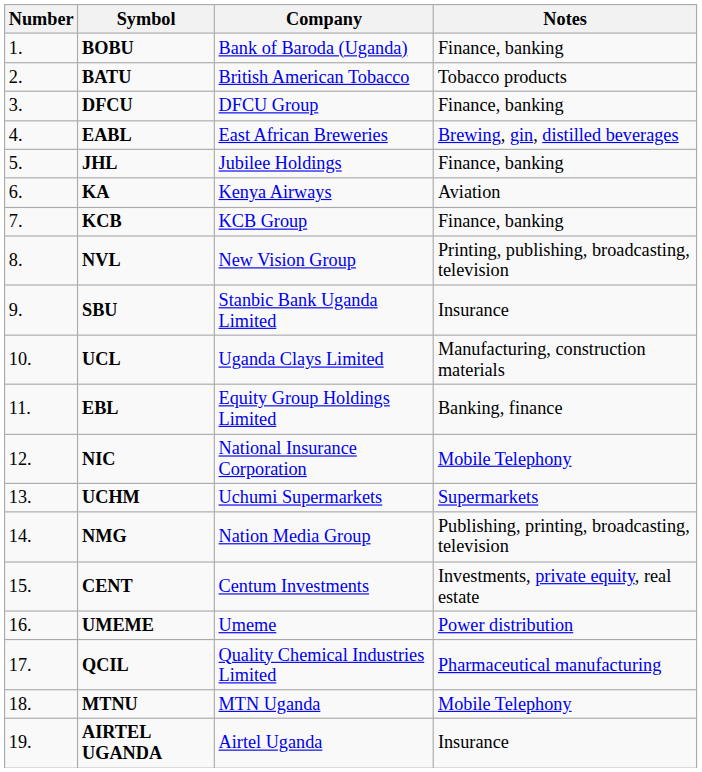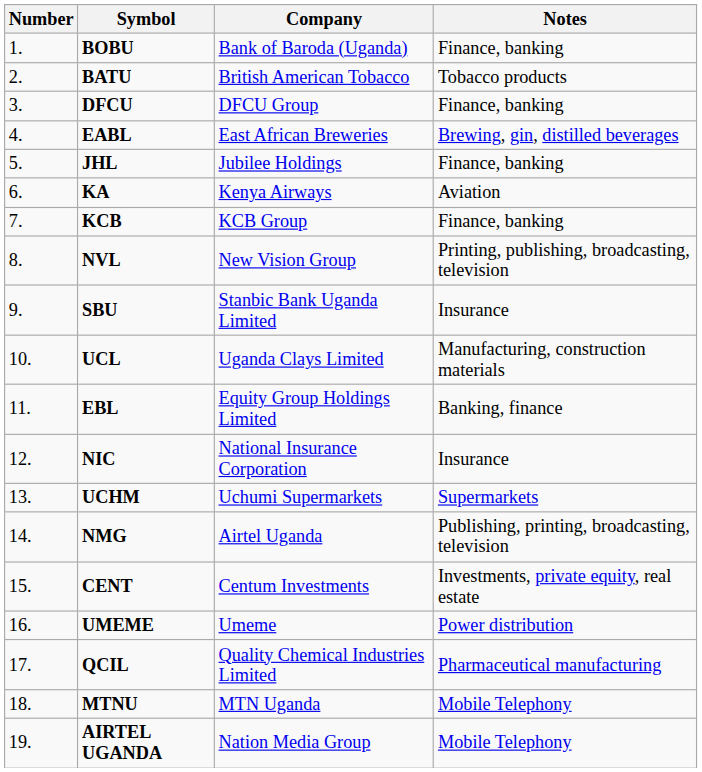(505, 458) Mobile Telephony -> (473, 458) Insurance
(295, 536) Nation Media Group -> (270, 536) Airtel Uganda
(270, 743) Airtel Uganda -> (295, 743) Nation Media Group
(473, 743) Insurance -> (505, 743) Mobile Telephony
